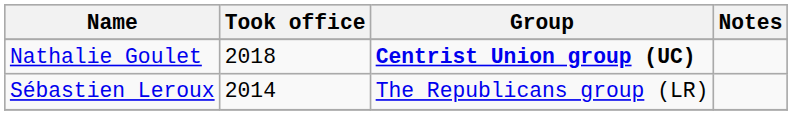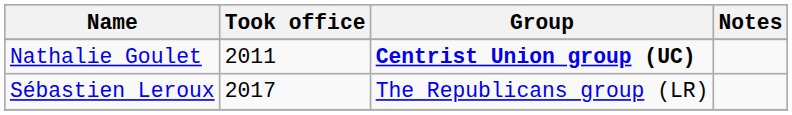(250, 57) 2018 -> (250, 57) 2011
(250, 92) 2014 -> (250, 92) 2017
